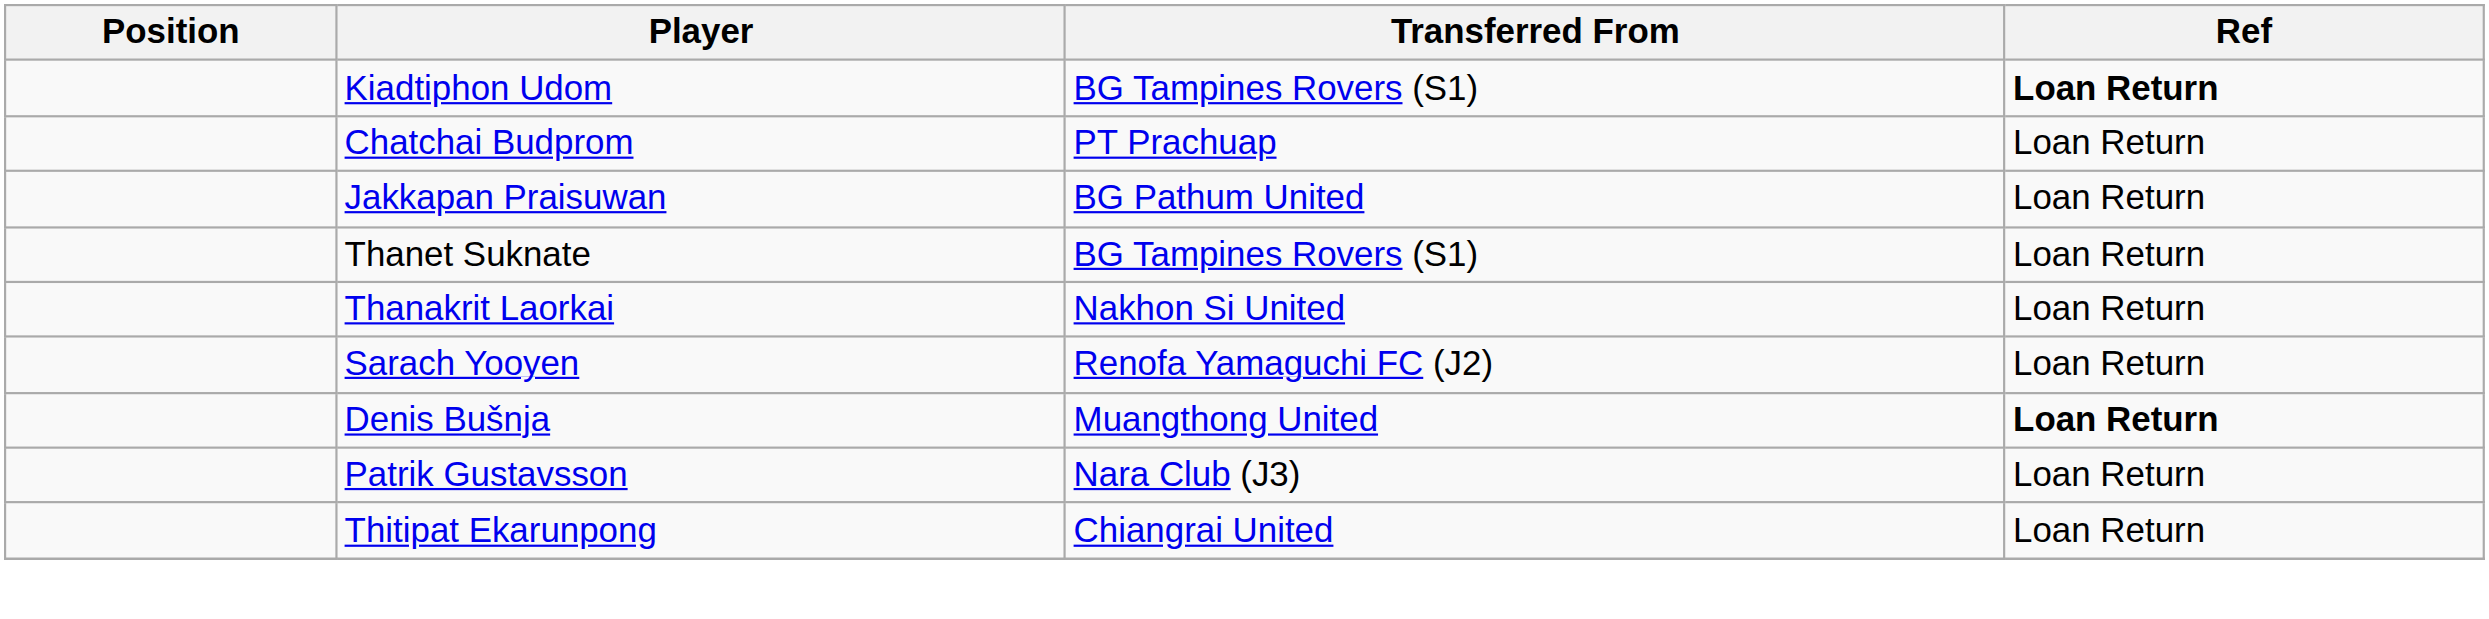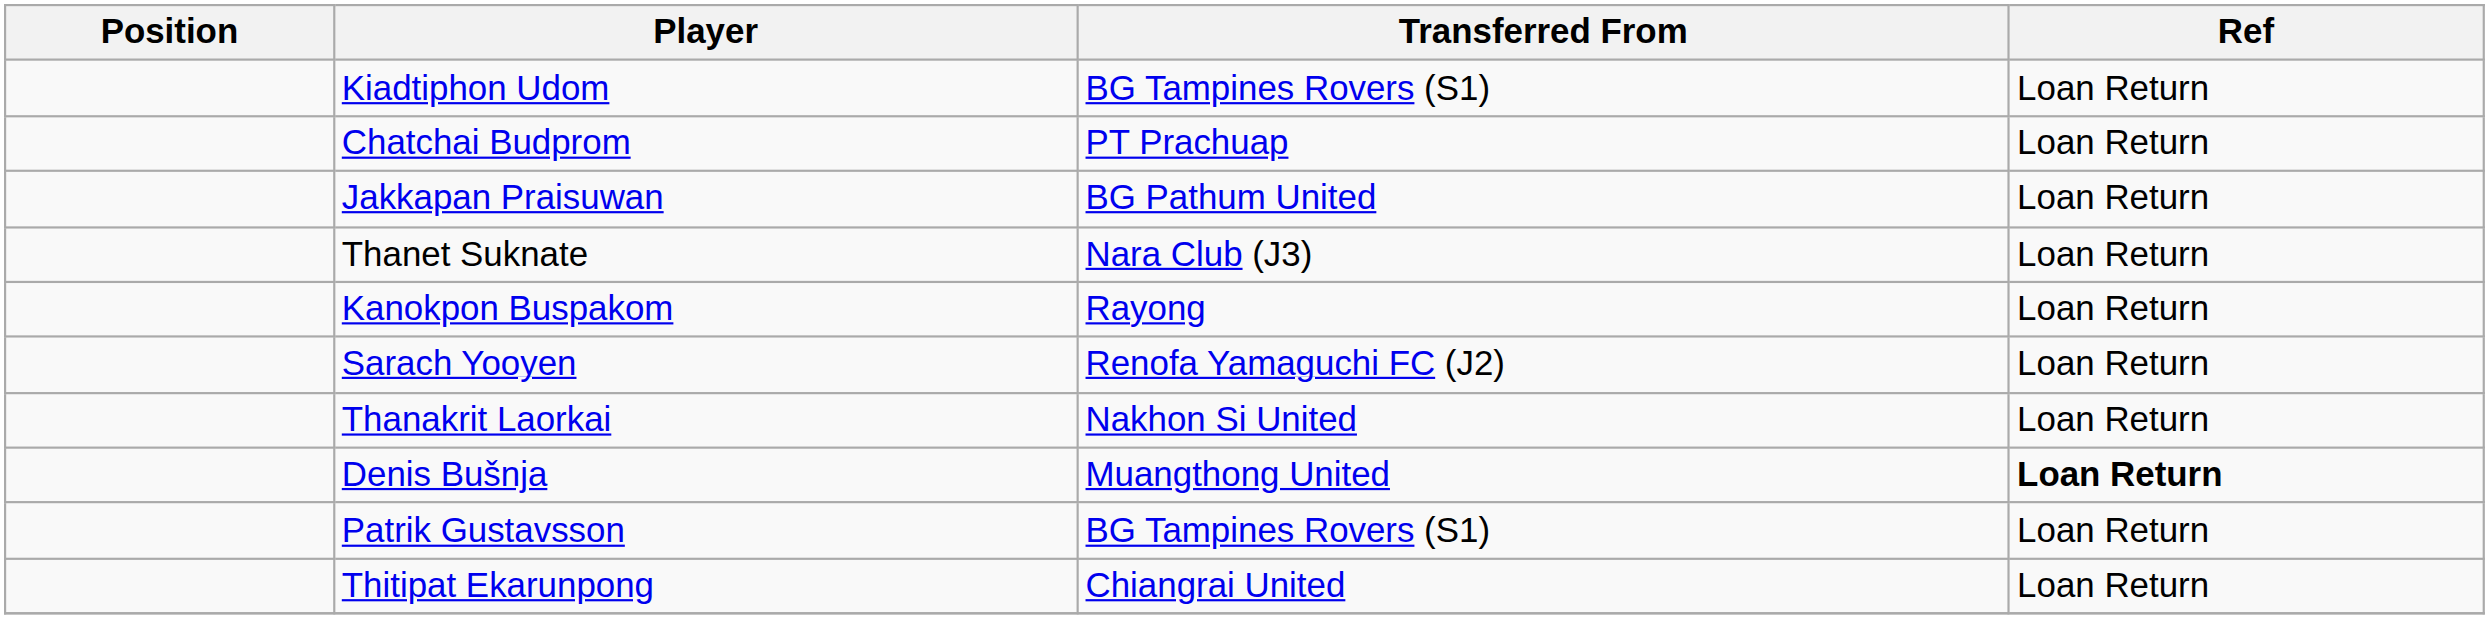(2116, 87) bold -> (2113, 87) normal
(1276, 253) BG Tampines Rovers (S1) -> (1199, 253) Nara Club (J3)
+ row: (508, 308)
rows swapped: (462, 364) <-> (479, 308)
(1187, 474) Nara Club (J3) -> (1288, 530) BG Tampines Rovers (S1)
